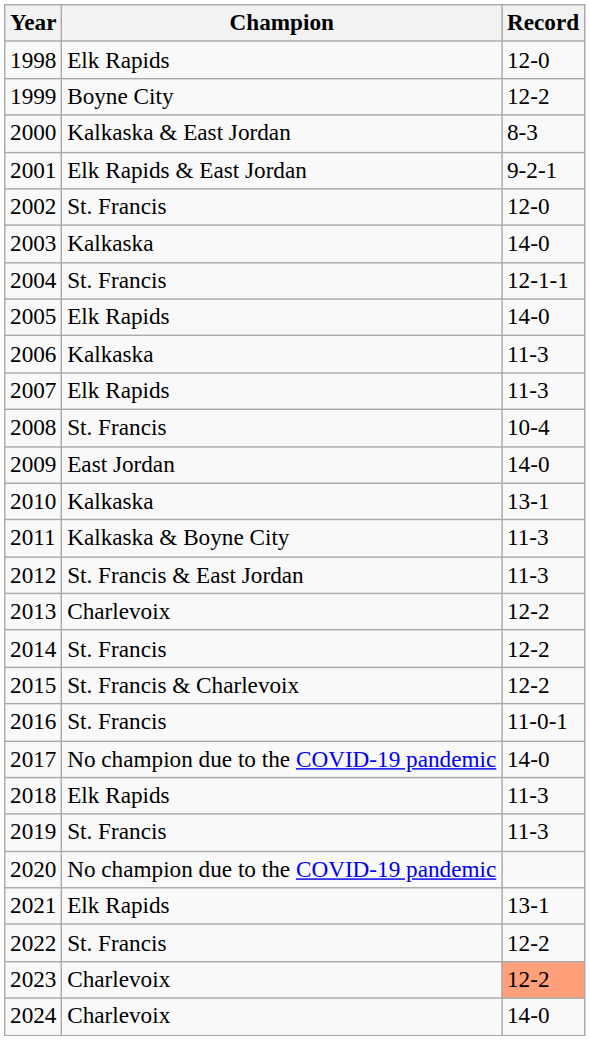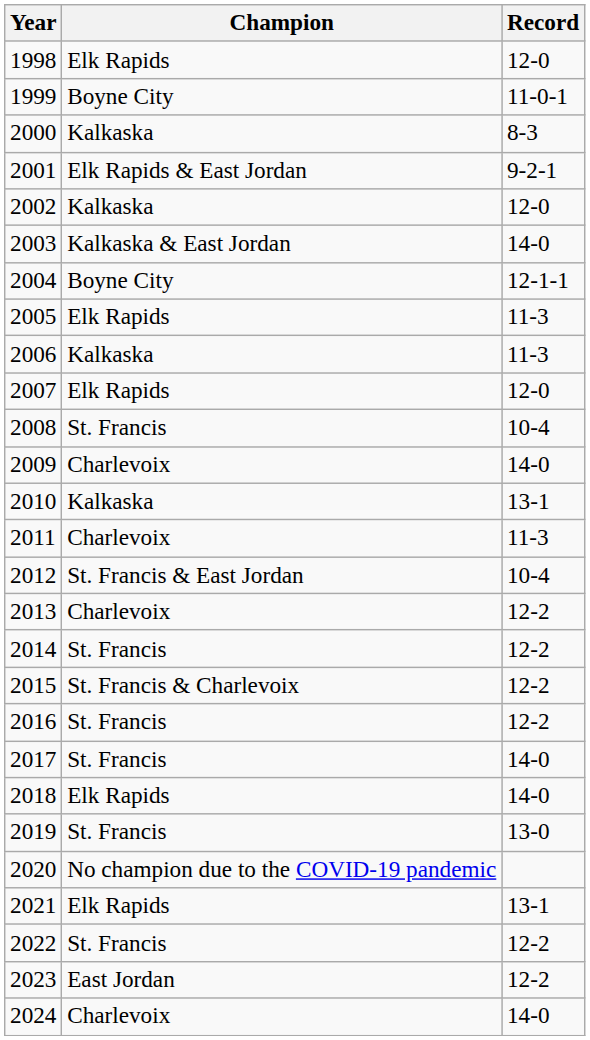(528, 96) 12-2 -> (537, 96) 11-0-1
(179, 133) Kalkaska & East Jordan -> (110, 133) Kalkaska
(117, 206) St. Francis -> (110, 206) Kalkaska
(110, 243) Kalkaska -> (179, 243) Kalkaska & East Jordan
(117, 280) St. Francis -> (120, 280) Boyne City
(528, 317) 14-0 -> (528, 317) 11-3
(528, 390) 11-3 -> (528, 390) 12-0
(121, 464) East Jordan -> (119, 464) Charlevoix
(178, 538) Kalkaska & Boyne City -> (119, 538) Charlevoix
(528, 574) 11-3 -> (528, 574) 10-4
(537, 721) 11-0-1 -> (528, 721) 12-2
(282, 758) No champion due to the COVID-19 pandemic -> (117, 758) St. Francis
(528, 795) 11-3 -> (528, 795) 14-0
(528, 832) 11-3 -> (528, 832) 13-0
(119, 979) Charlevoix -> (121, 979) East Jordan
(528, 979) lightsalmon background -> (528, 979) no background
